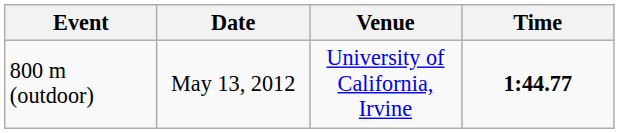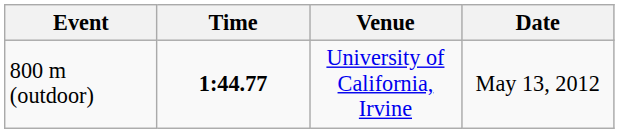columns swapped: (538, 22) <-> (233, 22)
